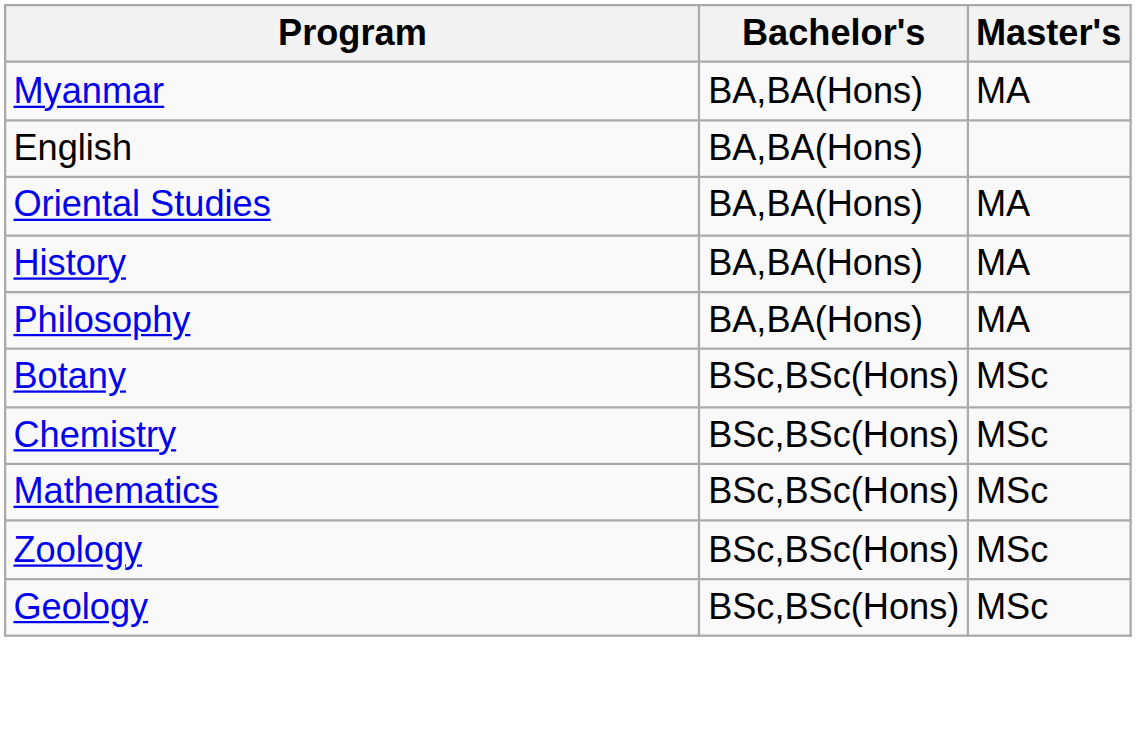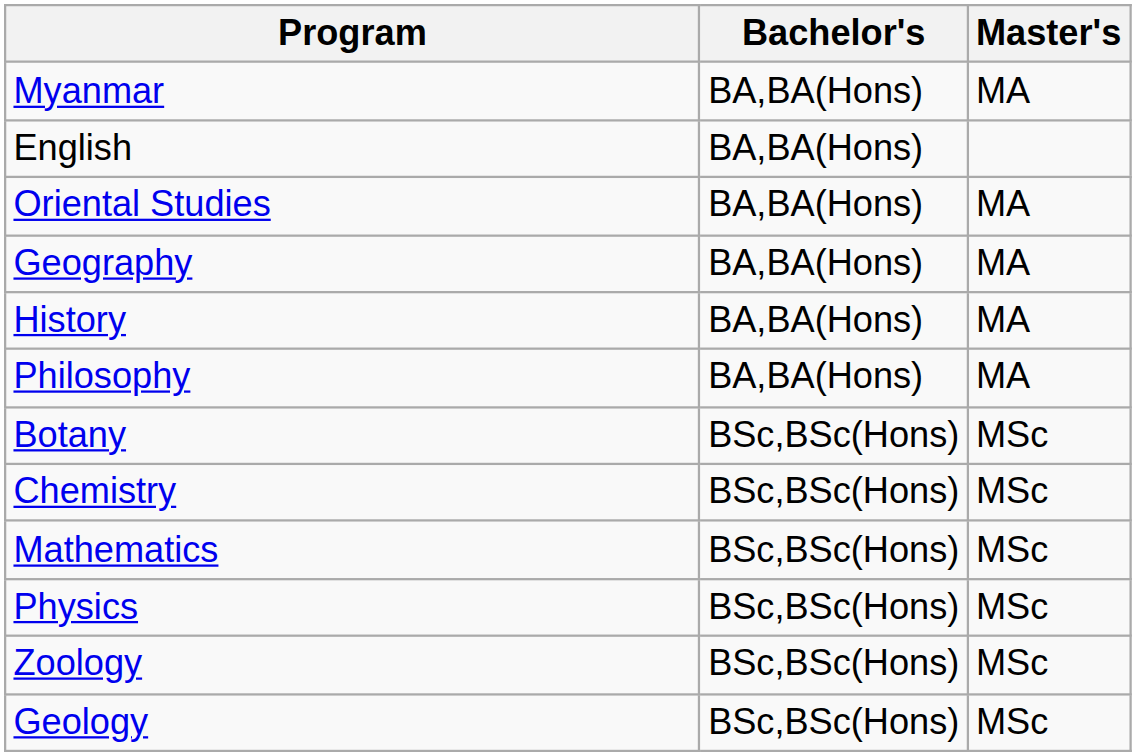+ row: (103, 262)
+ row: (76, 606)
